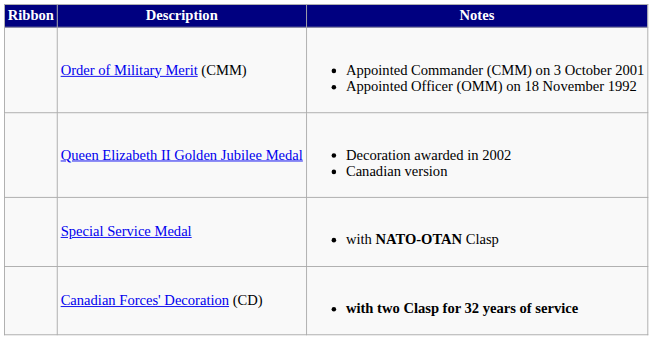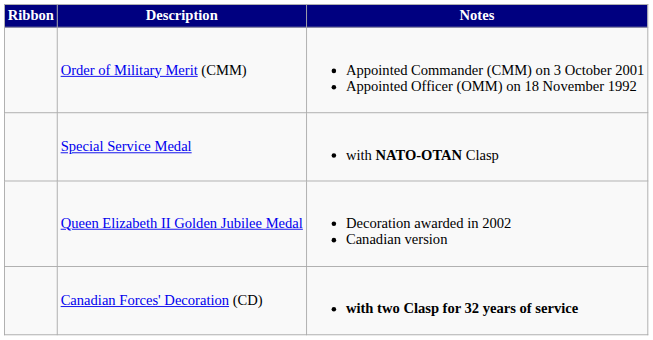rows swapped: (126, 231) <-> (182, 155)
